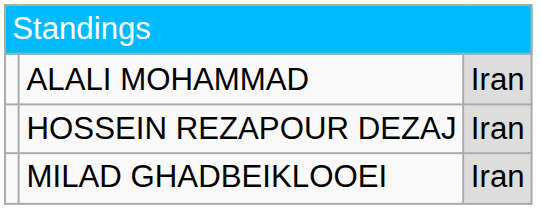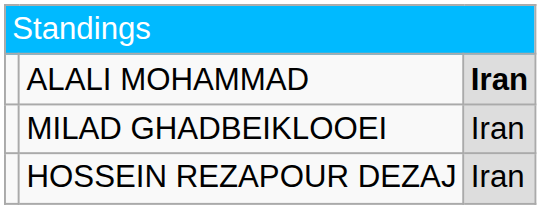(498, 78) normal -> (499, 78) bold
rows swapped: (207, 177) <-> (242, 128)
